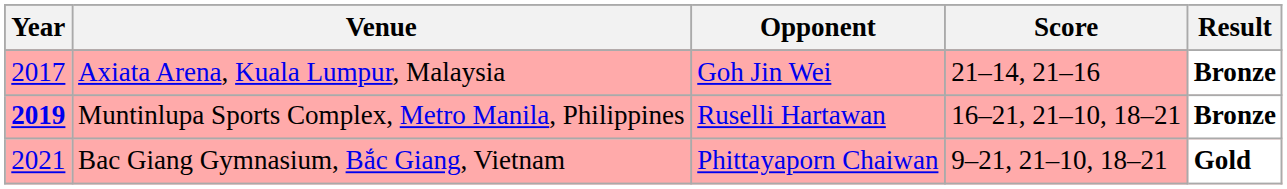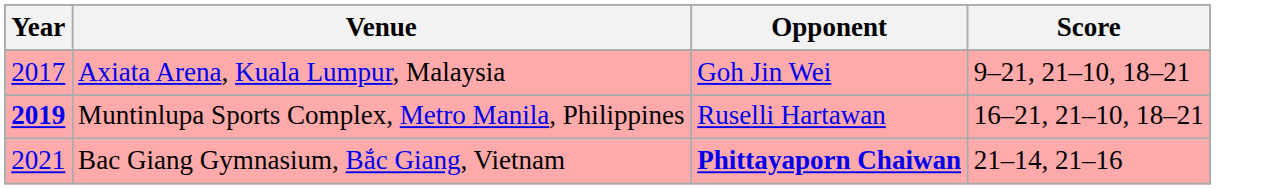- column: (1235, 27)
(1026, 71) 21–14, 21–16 -> (1082, 71) 9–21, 21–10, 18–21
(818, 161) normal -> (829, 161) bold
(1059, 161) 9–21, 21–10, 18–21 -> (1048, 161) 21–14, 21–16
